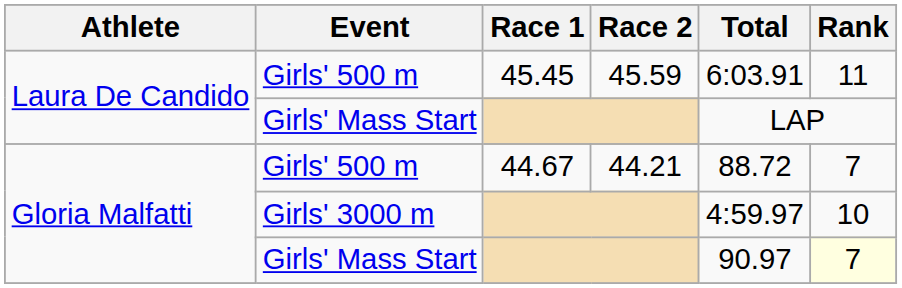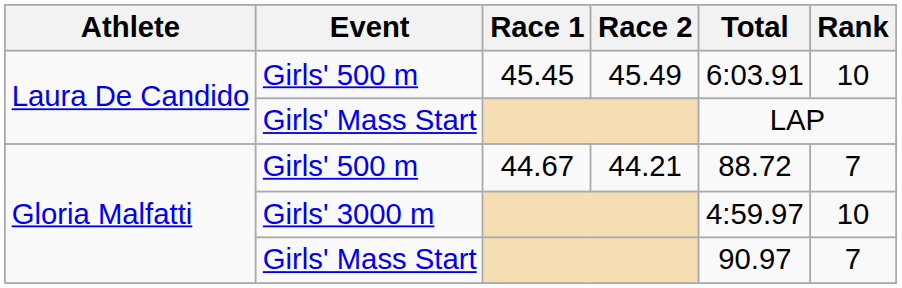(645, 74) 45.59 -> (645, 74) 45.49
(853, 74) 11 -> (853, 74) 10
(853, 259) lightyellow background -> (853, 259) no background
